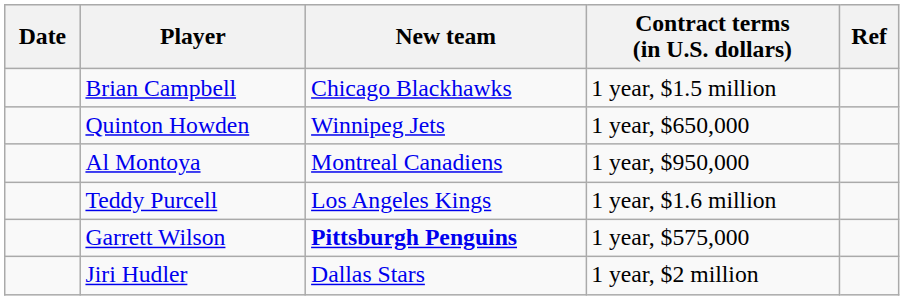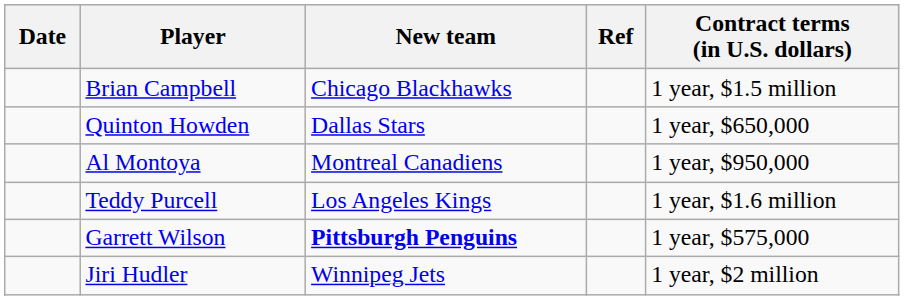columns swapped: (712, 36) <-> (869, 36)
(378, 125) Winnipeg Jets -> (368, 125) Dallas Stars
(368, 275) Dallas Stars -> (378, 275) Winnipeg Jets
